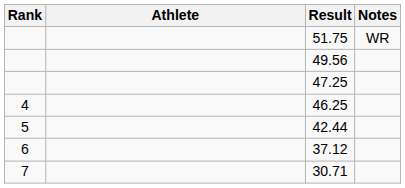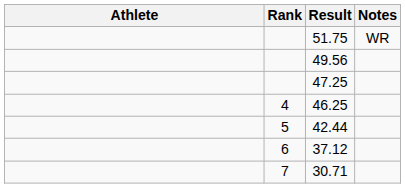columns swapped: (25, 15) <-> (175, 15)
